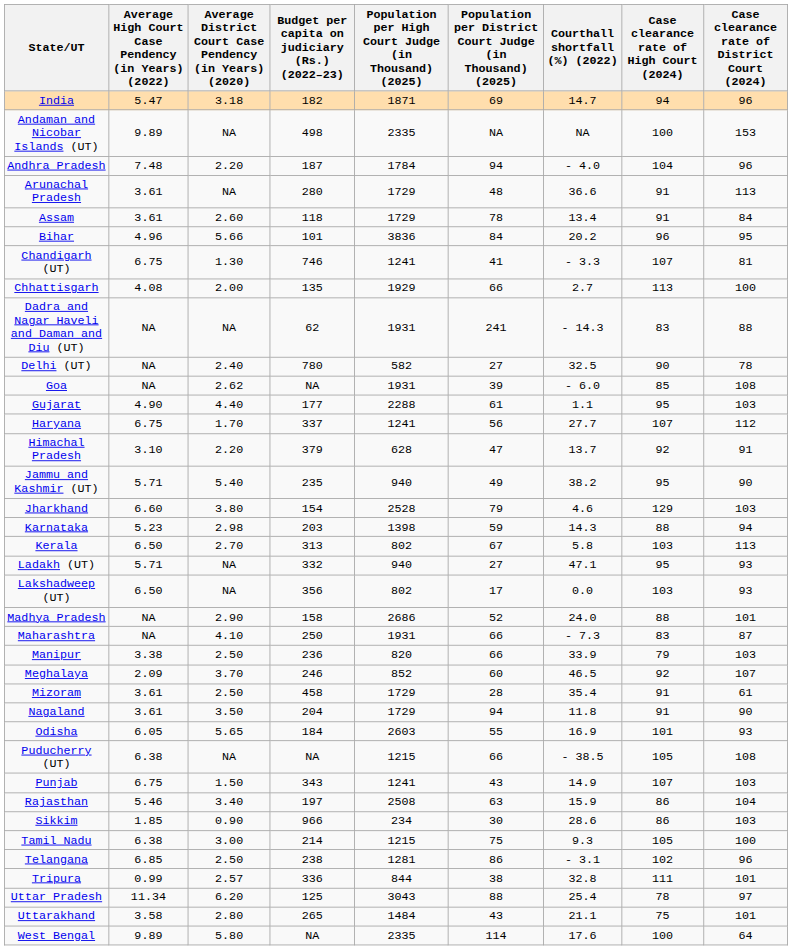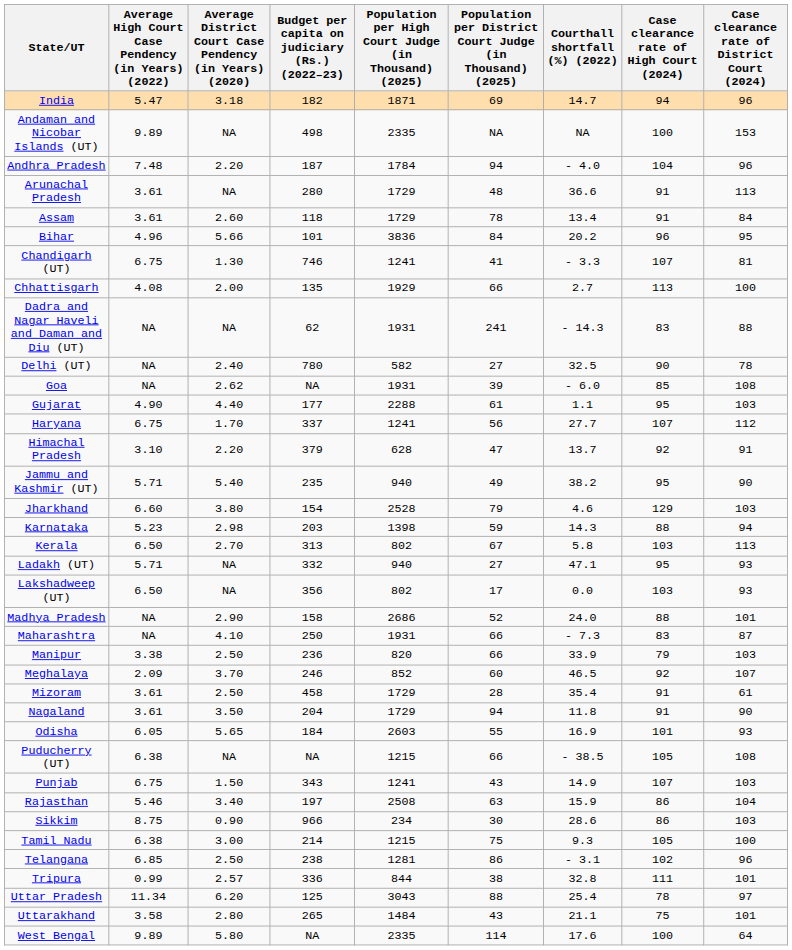(148, 821) 1.85 -> (148, 821) 8.75
